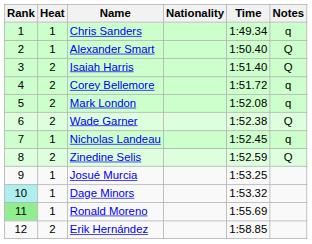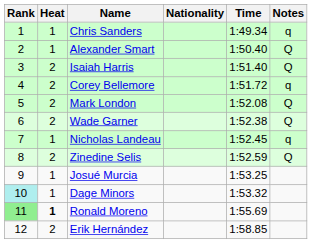(288, 103) q -> (288, 103) Q
(52, 211) normal -> (52, 211) bold
